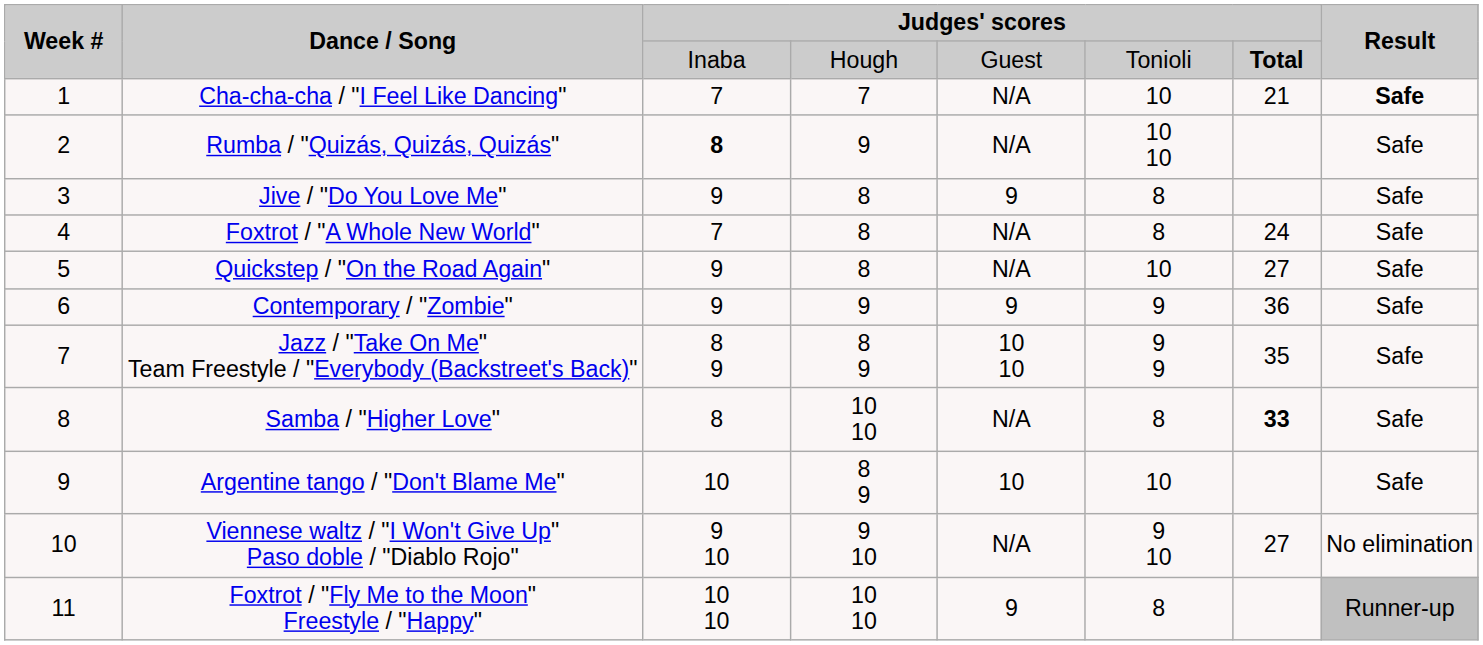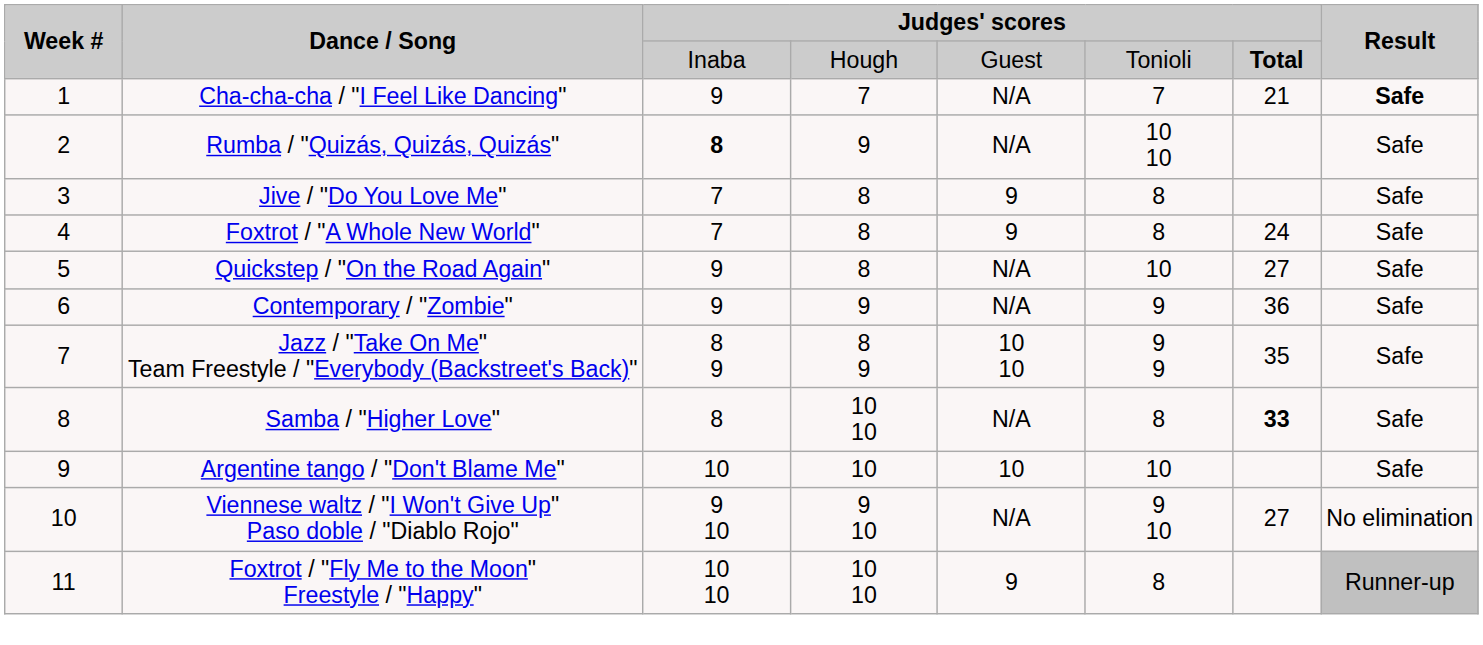(717, 96) 7 -> (717, 96) 9
(1159, 96) 10 -> (1159, 96) 7
(717, 196) 9 -> (717, 196) 7
(1011, 232) N/A -> (1011, 232) 9
(1011, 306) 9 -> (1011, 306) N/A
(864, 482) 8 9 -> (864, 469) 10
